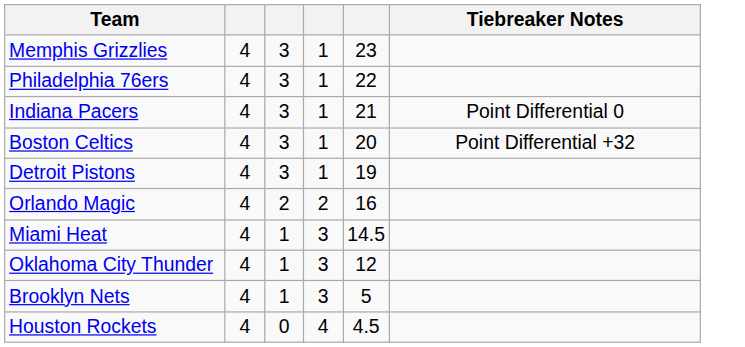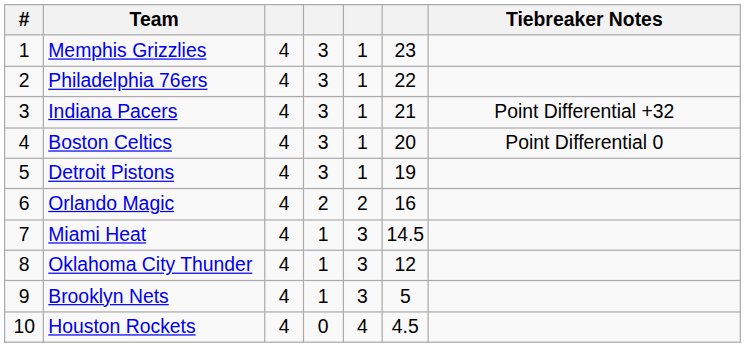+ column: (24, 19)
(545, 111) Point Differential 0 -> (584, 111) Point Differential +32
(545, 142) Point Differential +32 -> (584, 142) Point Differential 0
